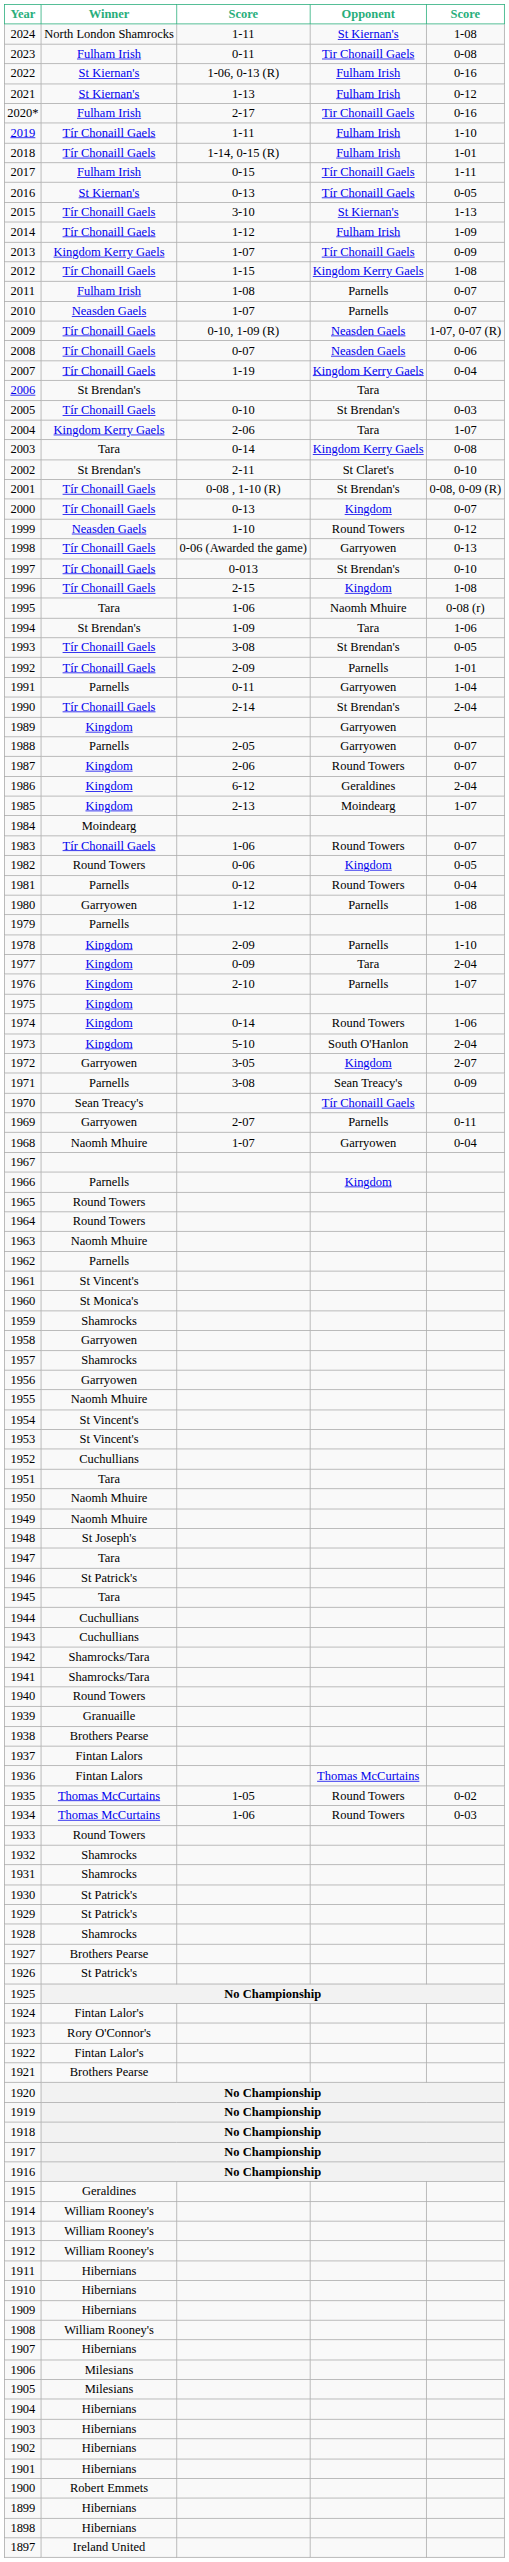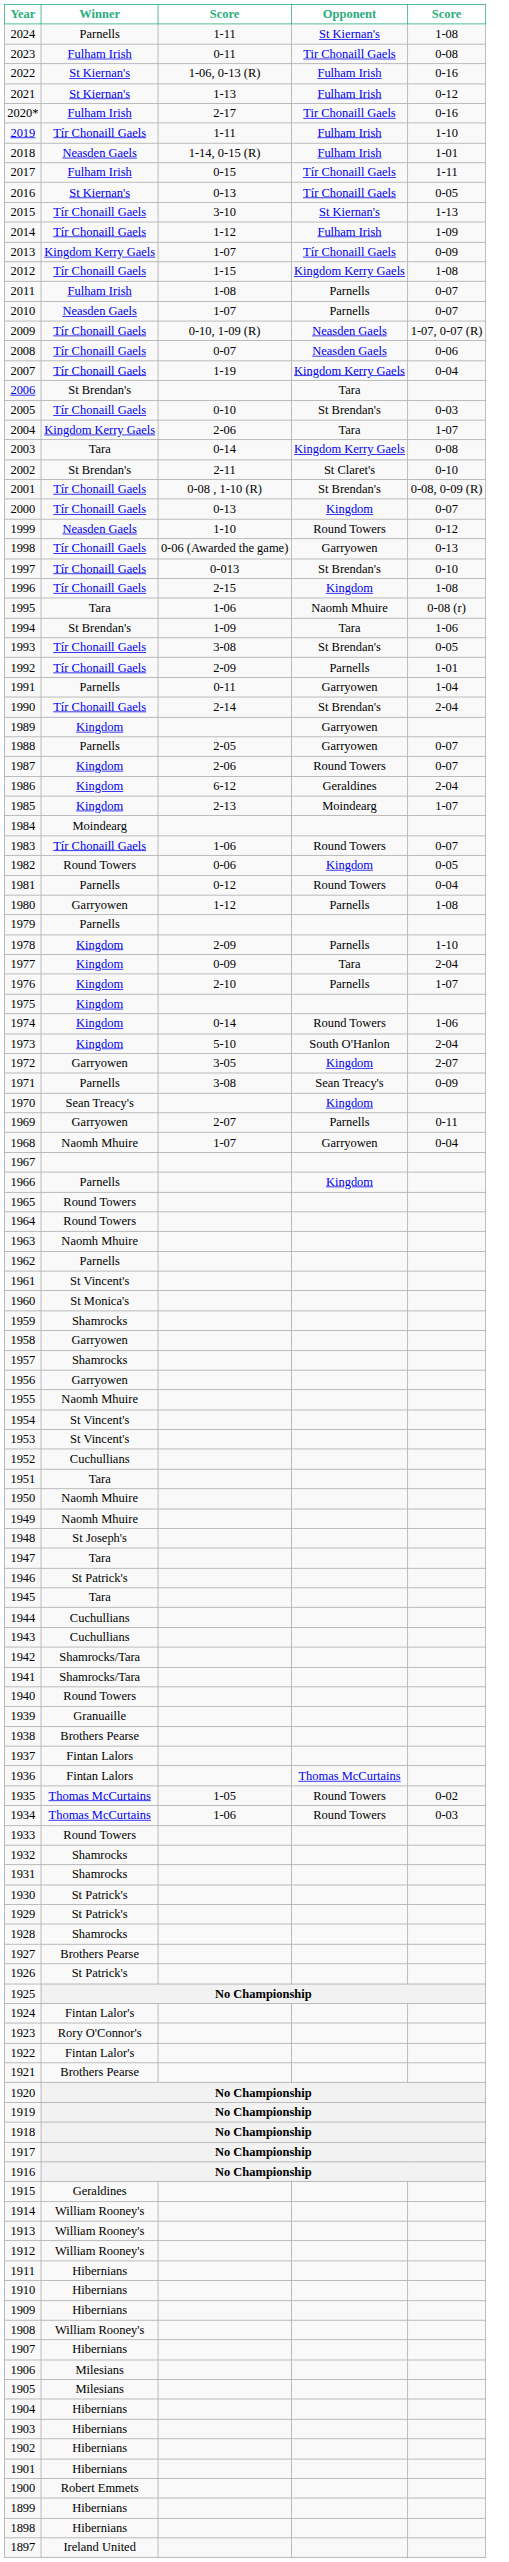(109, 34) North London Shamrocks -> (100, 34) Parnells
(109, 152) Tír Chonaill Gaels -> (100, 152) Neasden Gaels
(368, 1102) Tír Chonaill Gaels -> (349, 1102) Kingdom
